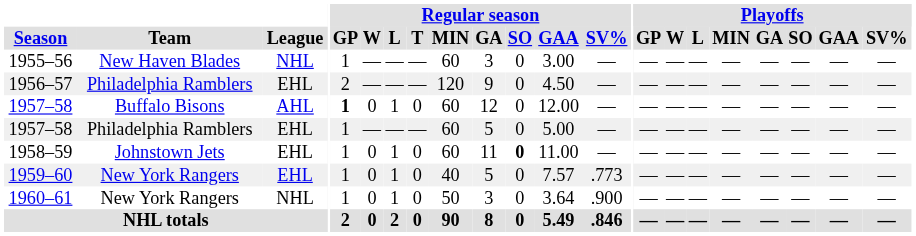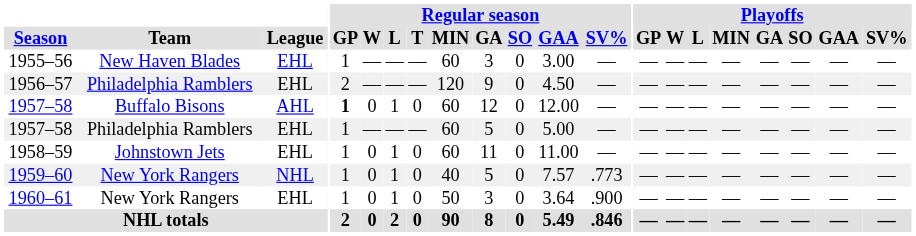(295, 60) NHL -> (295, 60) EHL
(520, 152) bold -> (520, 152) normal
(295, 174) EHL -> (295, 174) NHL
(295, 197) NHL -> (295, 197) EHL
